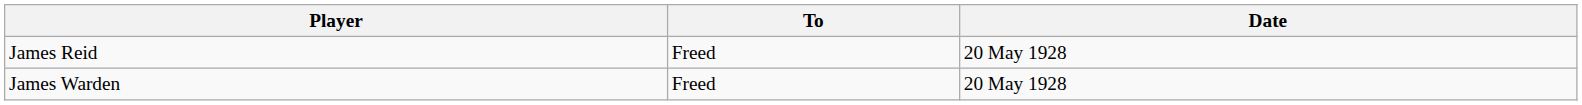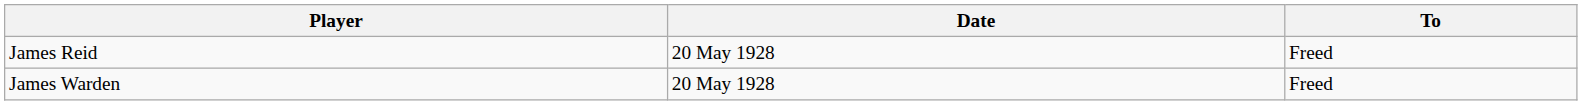columns swapped: (813, 20) <-> (1268, 20)
